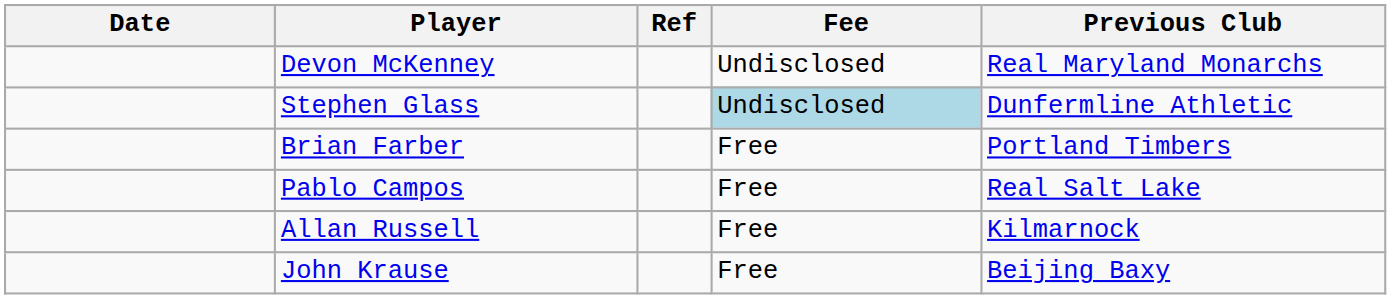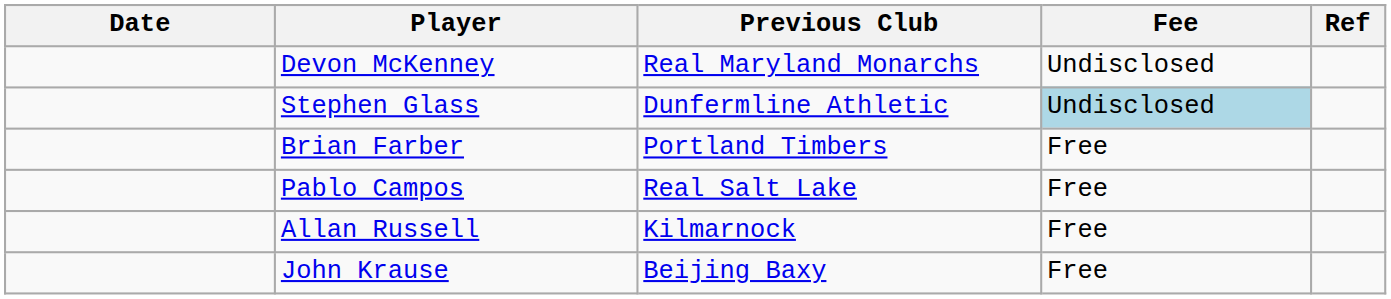columns swapped: (1183, 26) <-> (674, 26)
